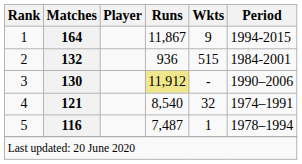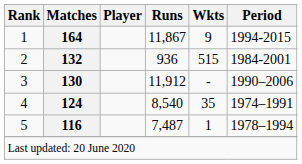(167, 81) khaki background -> (167, 81) no background
(72, 103) 121 -> (72, 103) 124
(208, 103) 32 -> (208, 103) 35
